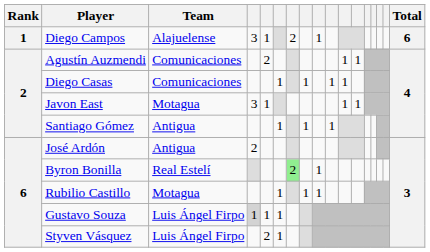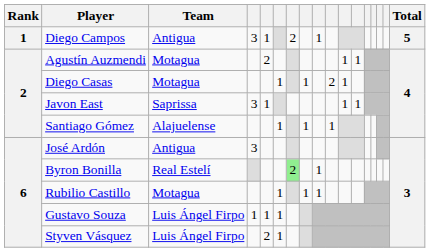(184, 38) Alajuelense -> (174, 38) Antigua
(407, 38) 6 -> (407, 38) 5
(197, 60) Comunicaciones -> (176, 60) Motagua
(197, 82) Comunicaciones -> (176, 82) Motagua
(332, 82) 1 -> (332, 82) 2
(176, 104) Motagua -> (174, 104) Saprissa
(174, 126) Antigua -> (184, 126) Alajuelense
(254, 148) 2 -> (254, 148) 3
(254, 214) lightgrey background -> (254, 214) no background
